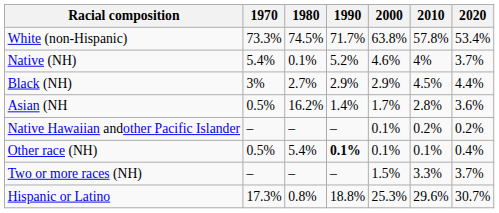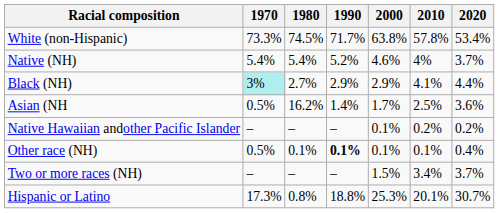(302, 61) 0.1% -> (302, 61) 5.4%
(256, 83) no background -> (256, 83) paleturquoise background
(428, 83) 4.5% -> (428, 83) 4.1%
(428, 106) 2.8% -> (428, 106) 2.5%
(302, 151) 5.4% -> (302, 151) 0.1%
(428, 174) 3.3% -> (428, 174) 3.4%
(431, 196) 29.6% -> (431, 196) 20.1%
